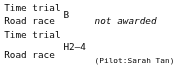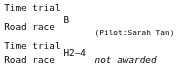(126, 21) not awarded -> (134, 33) (Pilot:Sarah Tan)
(134, 60) (Pilot:Sarah Tan) -> (126, 59) not awarded
